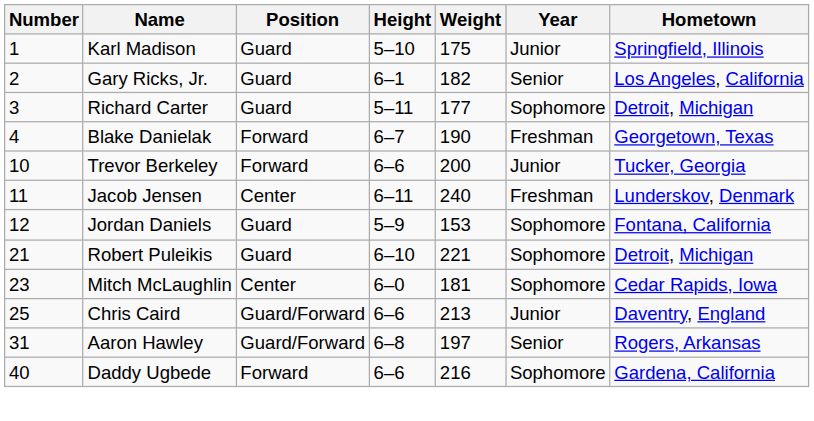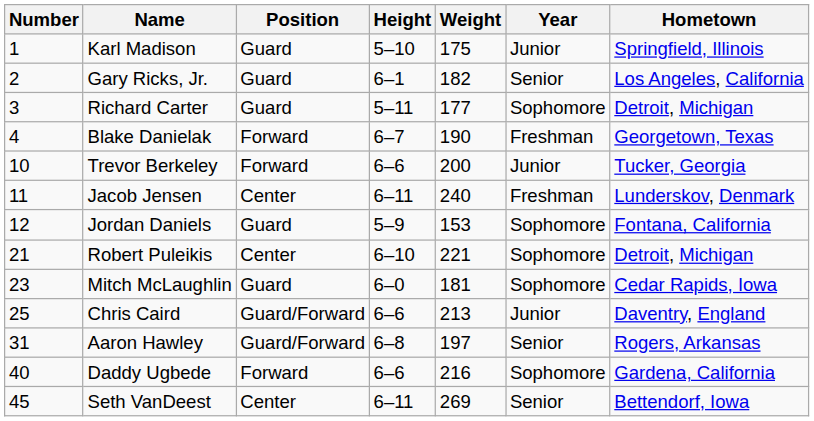(266, 254) Guard -> (268, 254) Center
(268, 284) Center -> (266, 284) Guard
+ row: (149, 401)
